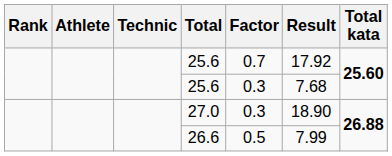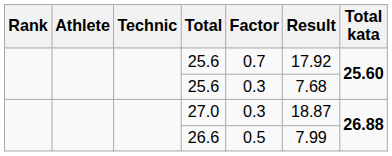(311, 112) 18.90 -> (311, 112) 18.87
